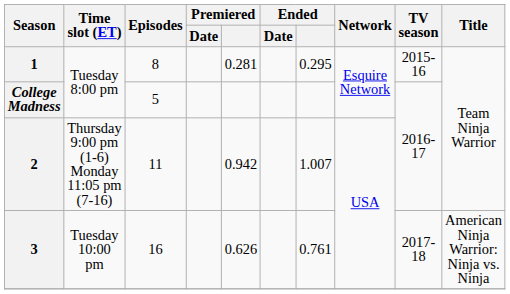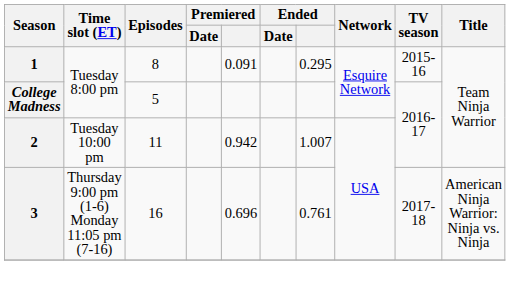(241, 64) 0.281 -> (241, 64) 0.091
(94, 163) Thursday 9:00 pm (1-6) Monday 11:05 pm (7-16) -> (94, 142) Tuesday 10:00 pm
(94, 249) Tuesday 10:00 pm -> (94, 213) Thursday 9:00 pm (1-6) Monday 11:05 pm (7-16)
(241, 249) 0.626 -> (241, 213) 0.696
